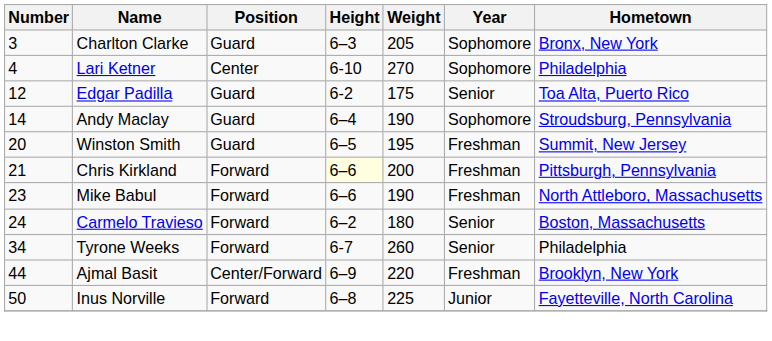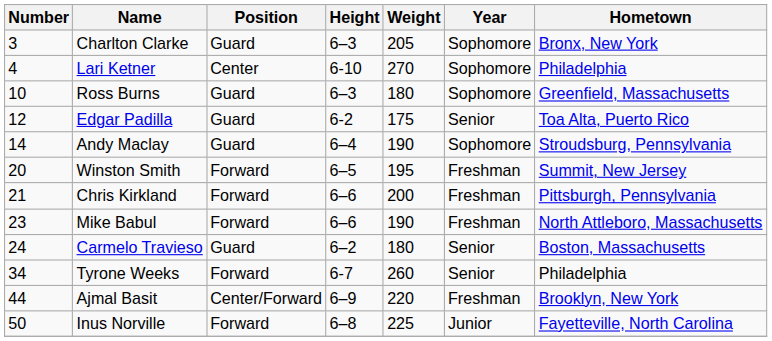+ row: (118, 94)
(233, 145) Guard -> (240, 171) Forward
(343, 171) lightyellow background -> (343, 196) no background
(240, 222) Forward -> (233, 247) Guard
